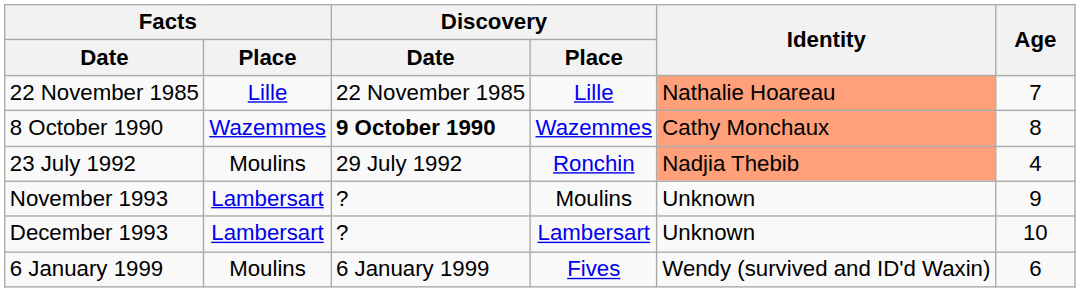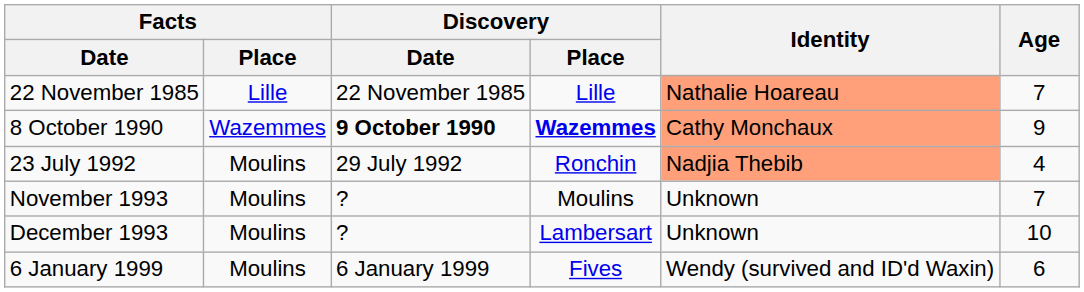(594, 127) normal -> (596, 127) bold
(1035, 127) 8 -> (1039, 127) 9
(268, 198) Lambersart -> (268, 198) Moulins
(1035, 198) 9 -> (1039, 198) 7
(268, 233) Lambersart -> (268, 233) Moulins
